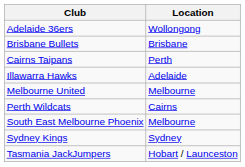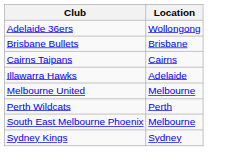(160, 60) Perth -> (163, 60) Cairns
(163, 107) Cairns -> (160, 107) Perth
- row: (59, 154)
